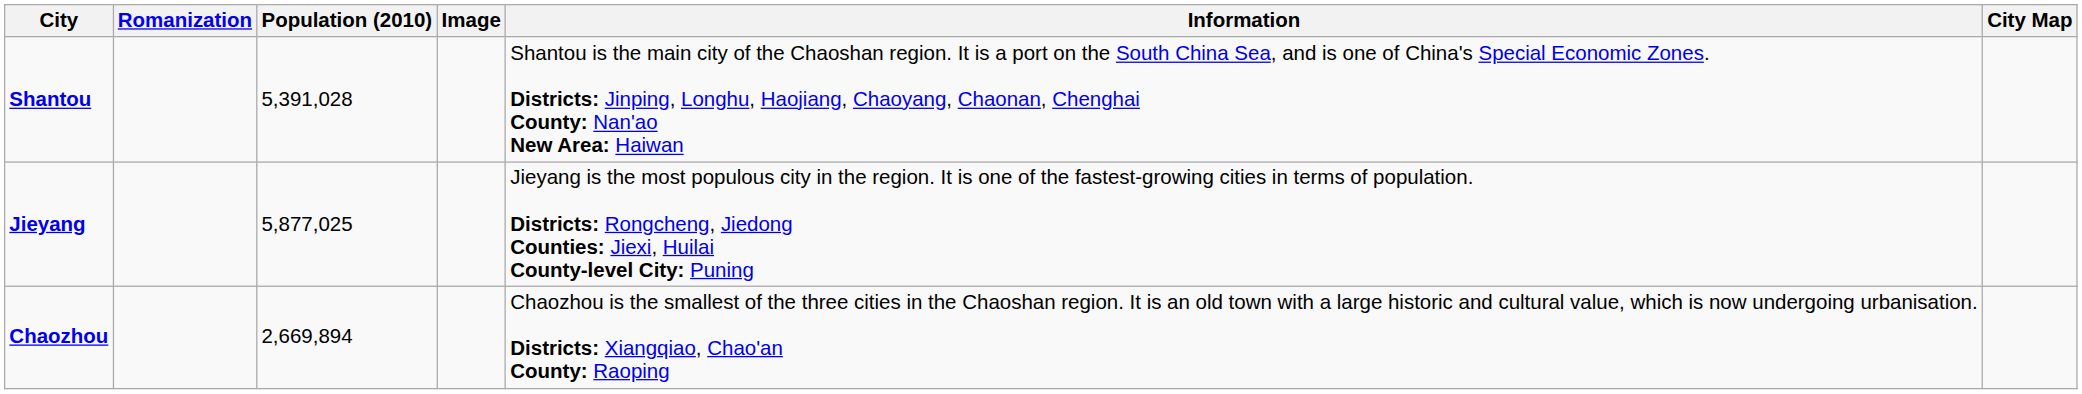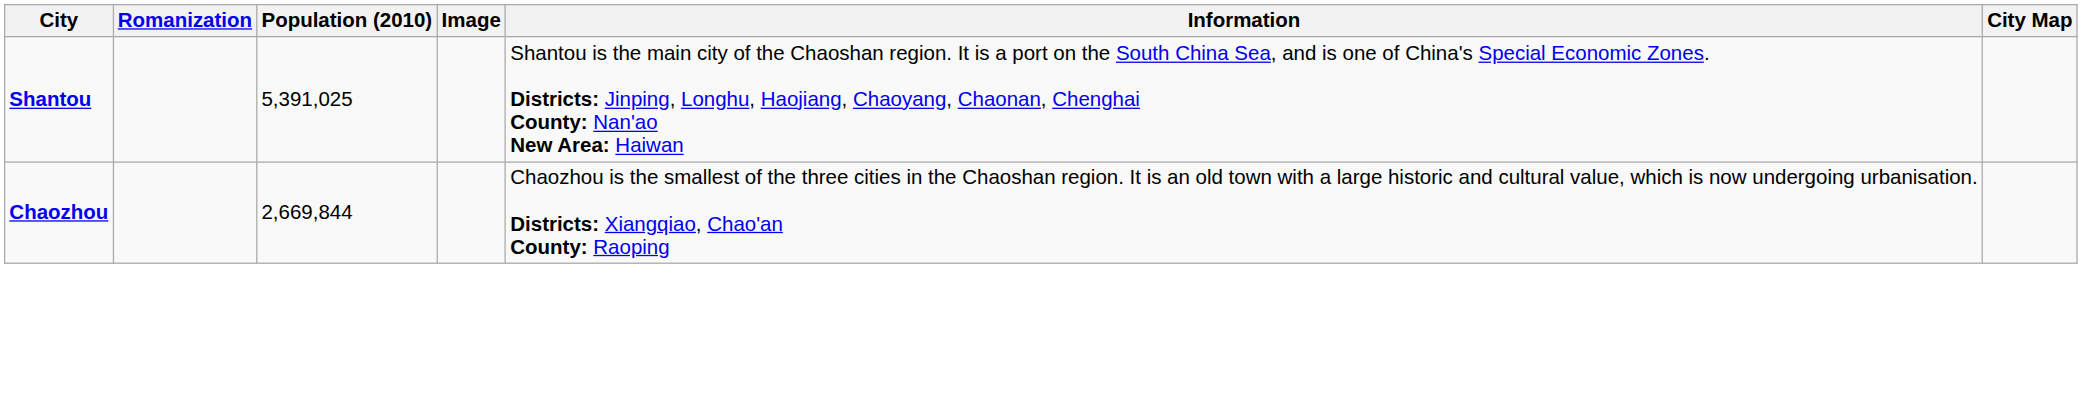(307, 99) 5,391,028 -> (307, 99) 5,391,025
- row: (47, 223)
(307, 337) 2,669,894 -> (307, 212) 2,669,844
